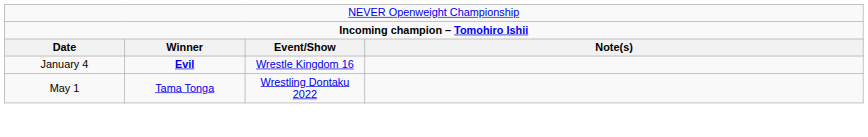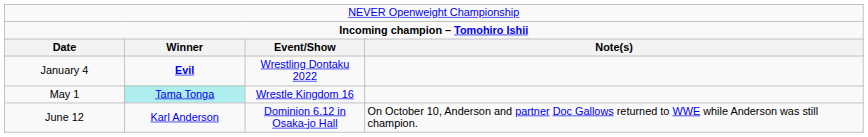(305, 64) Wrestle Kingdom 16 -> (305, 71) Wrestling Dontaku 2022
(185, 88) no background -> (185, 94) paleturquoise background
(305, 88) Wrestling Dontaku 2022 -> (305, 94) Wrestle Kingdom 16
+ row: (64, 117)
